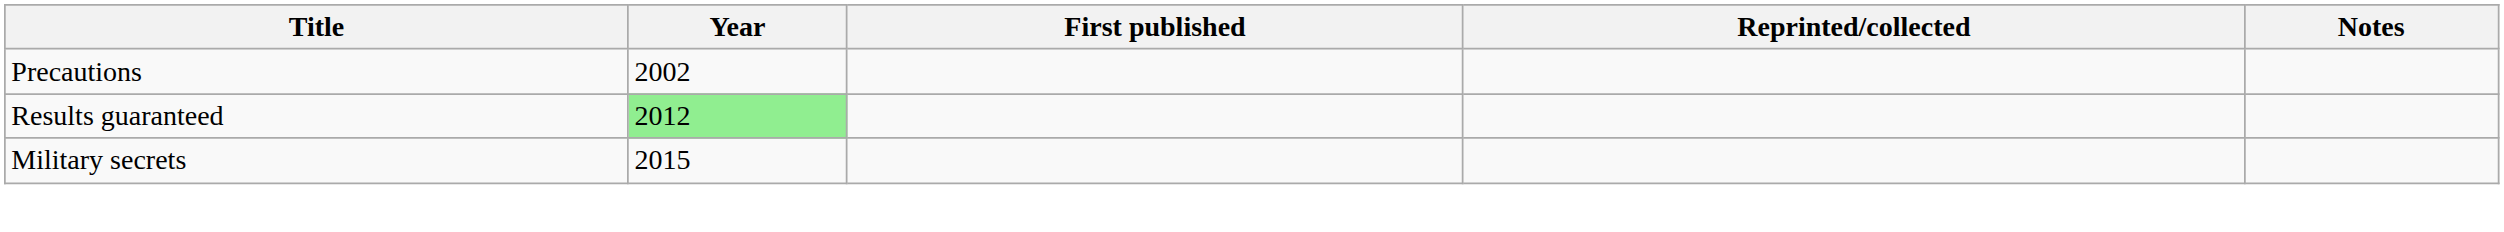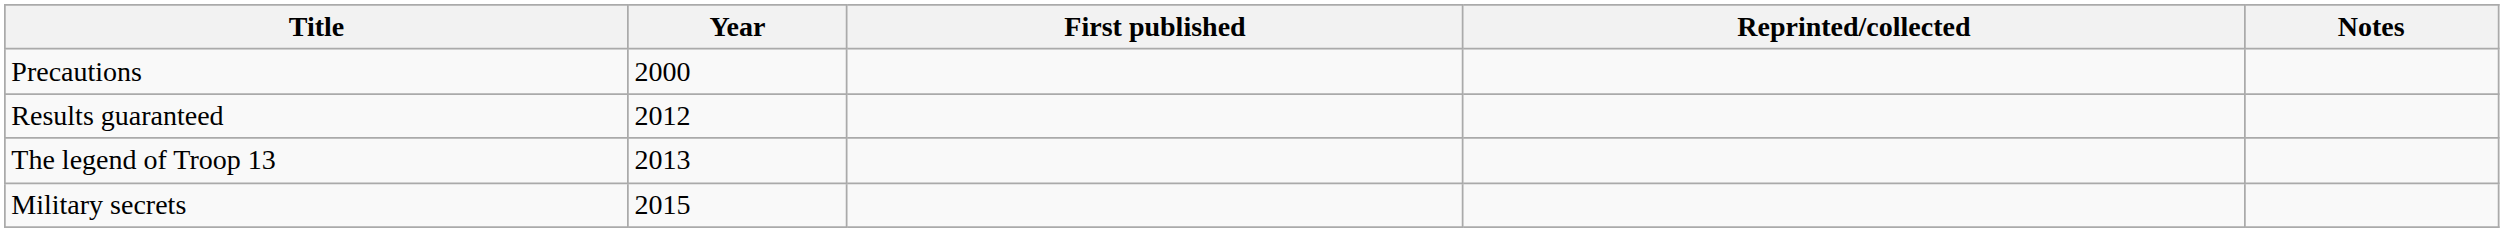(663, 71) 2002 -> (663, 71) 2000
(663, 115) lightgreen background -> (663, 115) no background
+ row: (144, 159)
